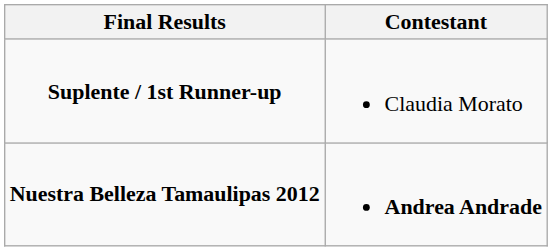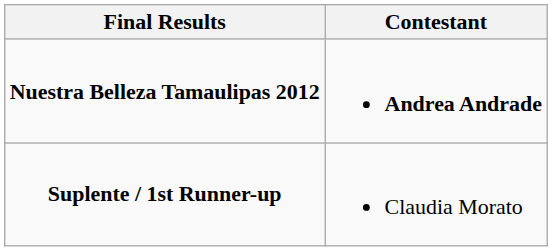rows swapped: (165, 194) <-> (165, 90)
